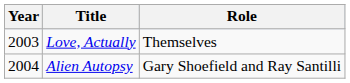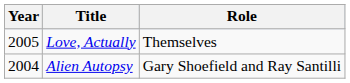(24, 41) 2003 -> (24, 41) 2005
